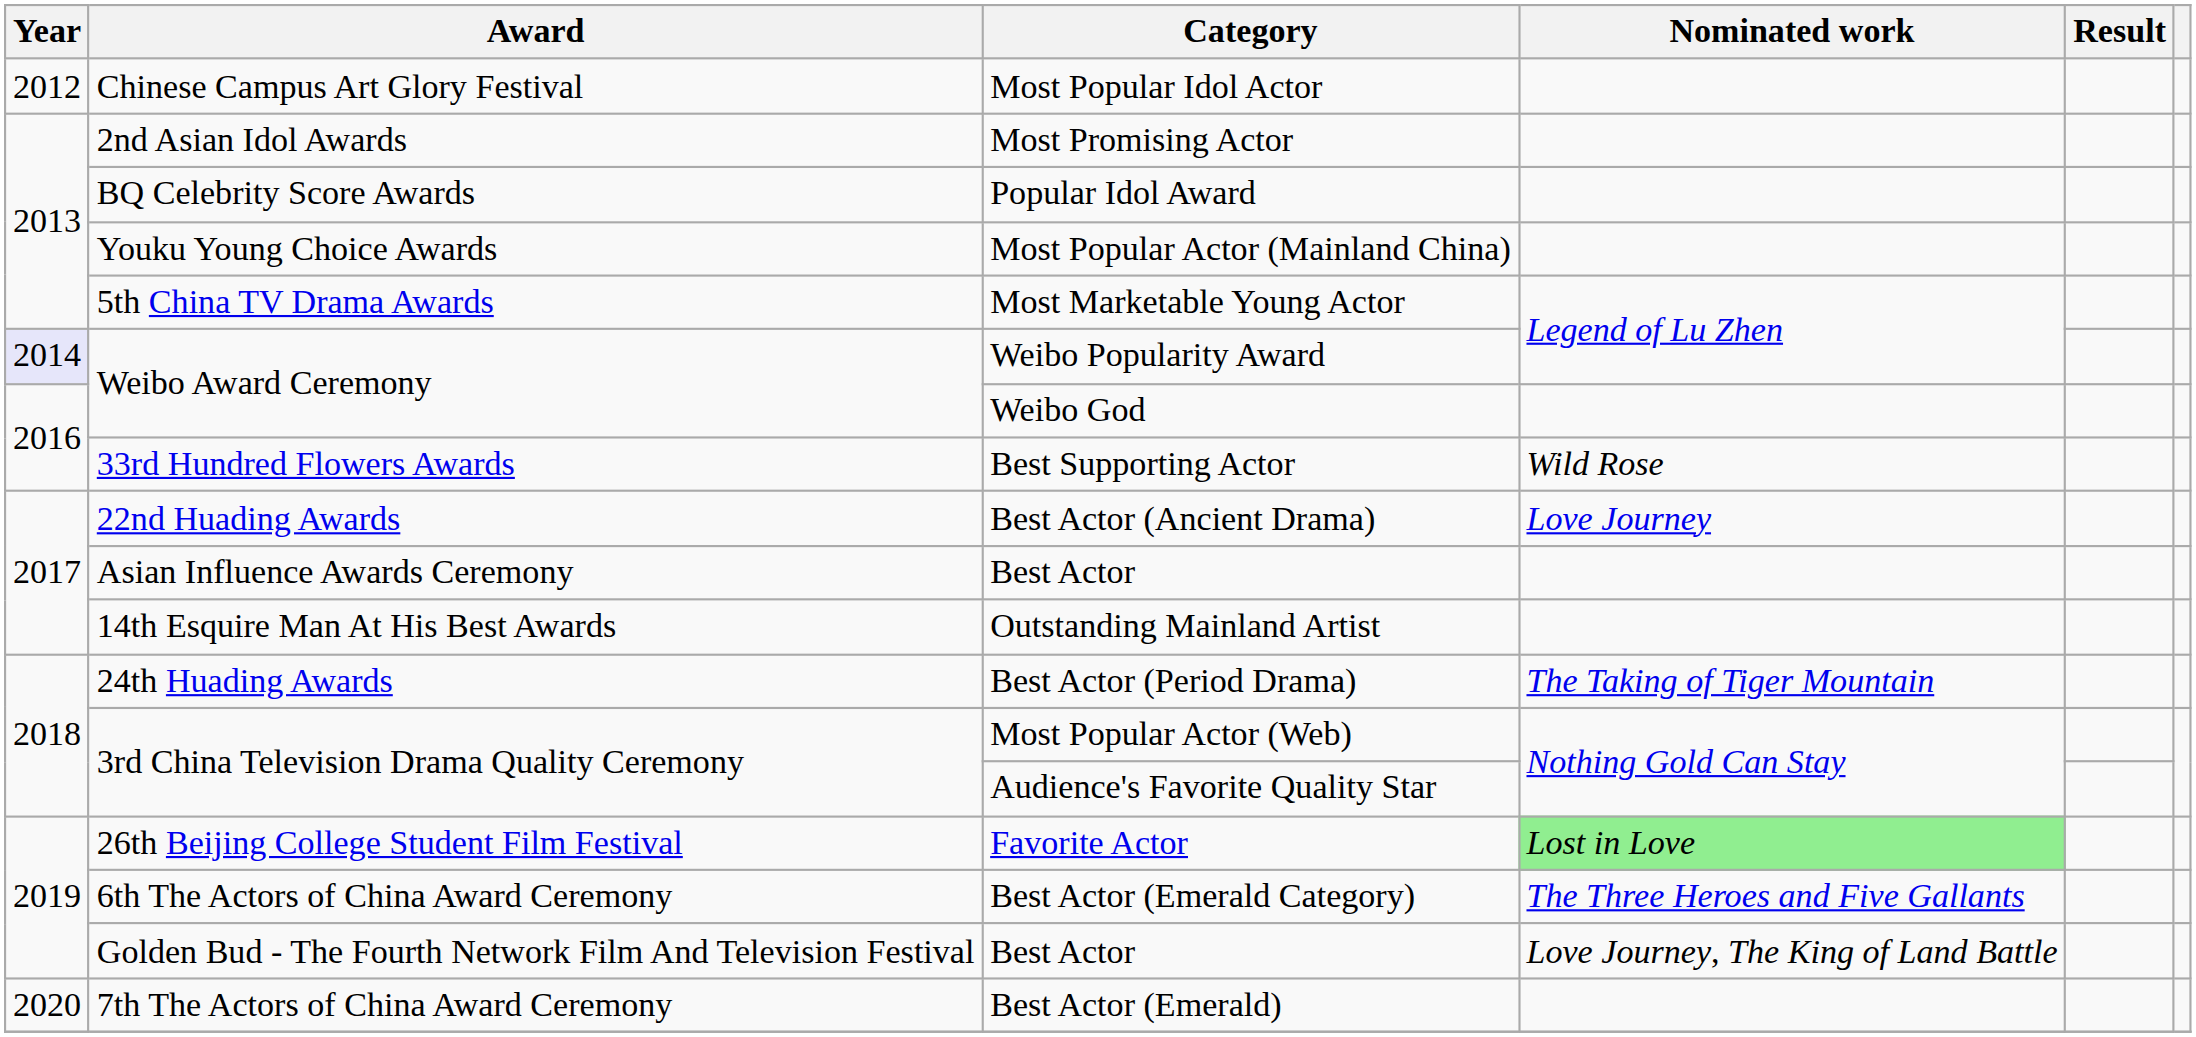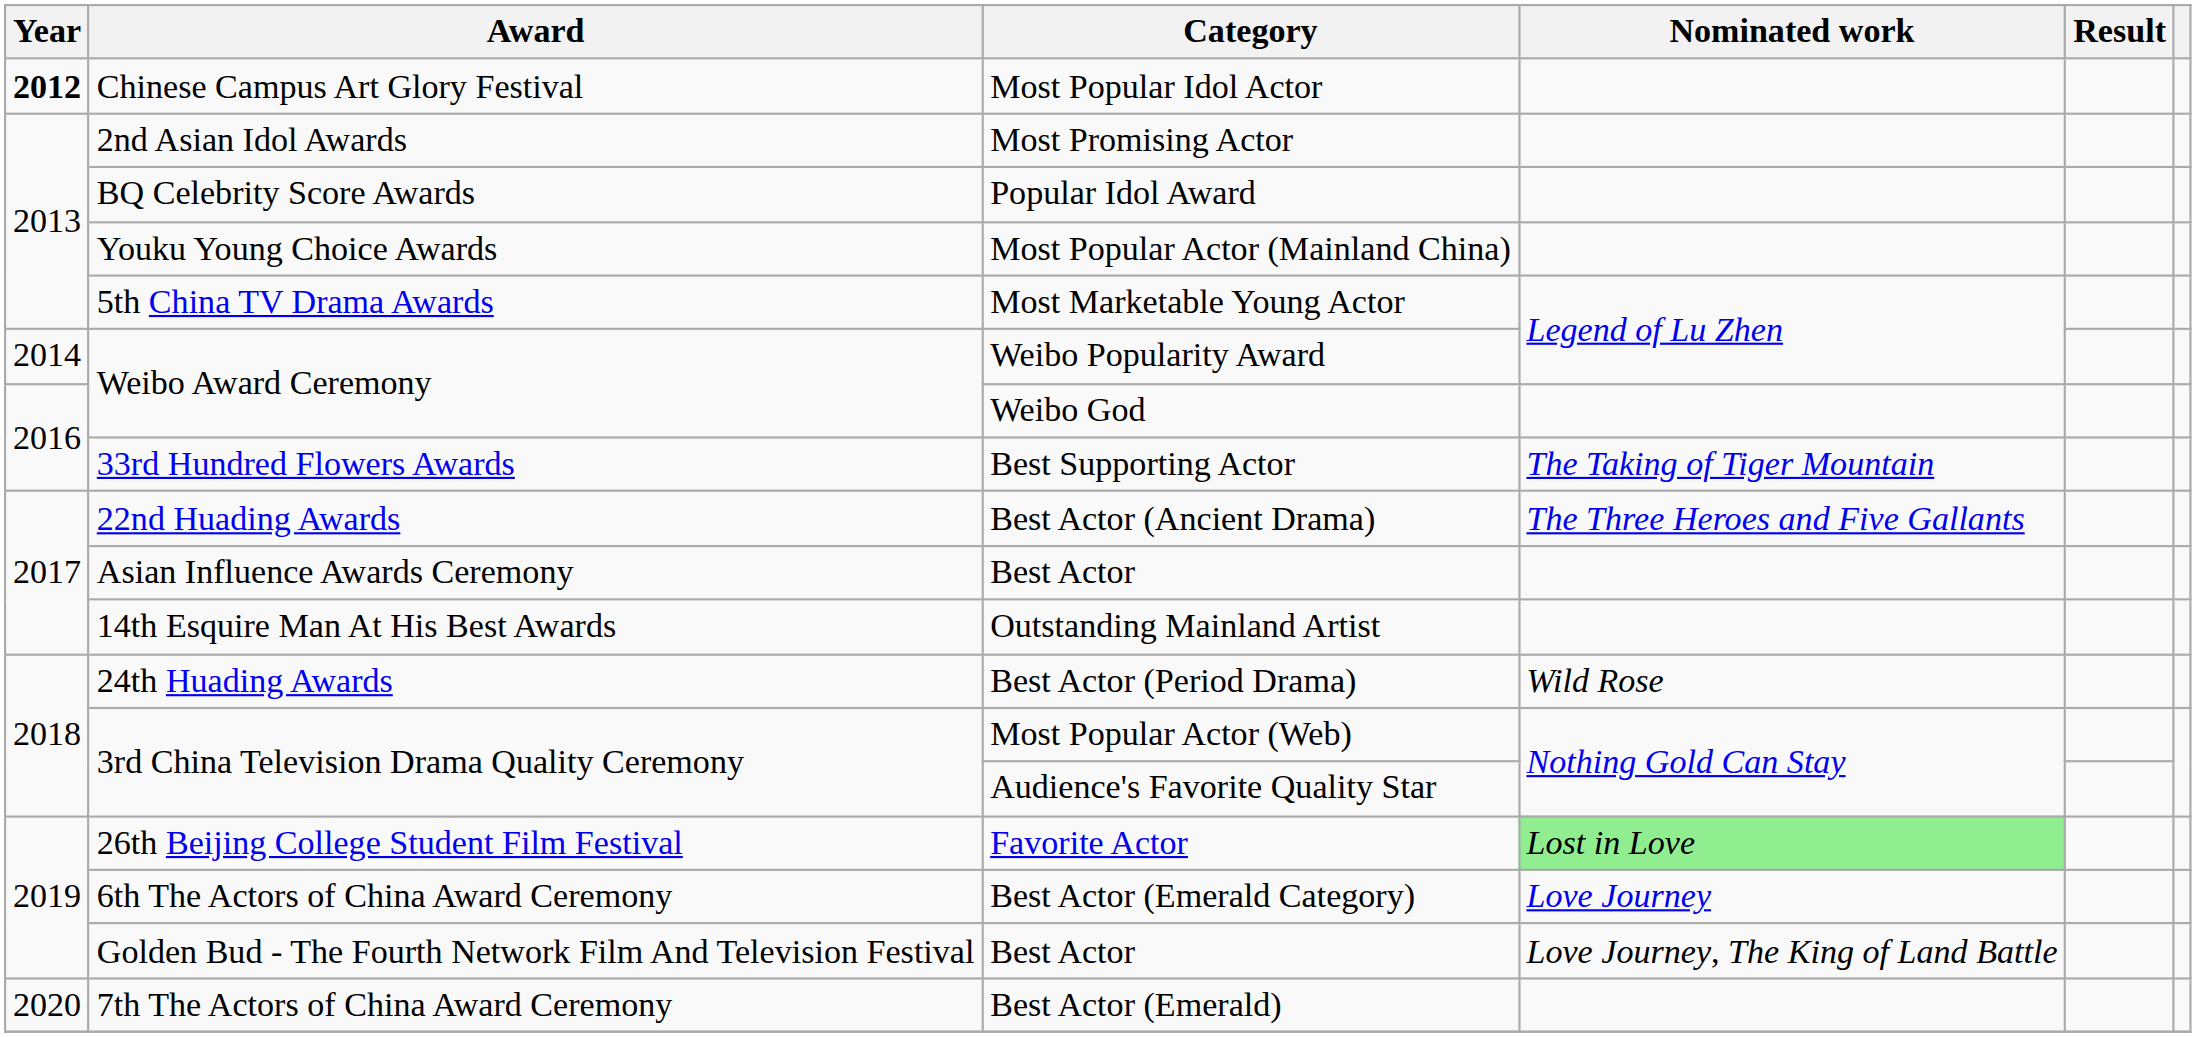(47, 85) normal -> (47, 85) bold
(47, 355) lavender background -> (47, 355) no background
(1595, 463) Wild Rose -> (1730, 463) The Taking of Tiger Mountain
(1619, 517) Love Journey -> (1776, 517) The Three Heroes and Five Gallants
(1730, 680) The Taking of Tiger Mountain -> (1595, 680) Wild Rose
(1776, 896) The Three Heroes and Five Gallants -> (1619, 896) Love Journey
